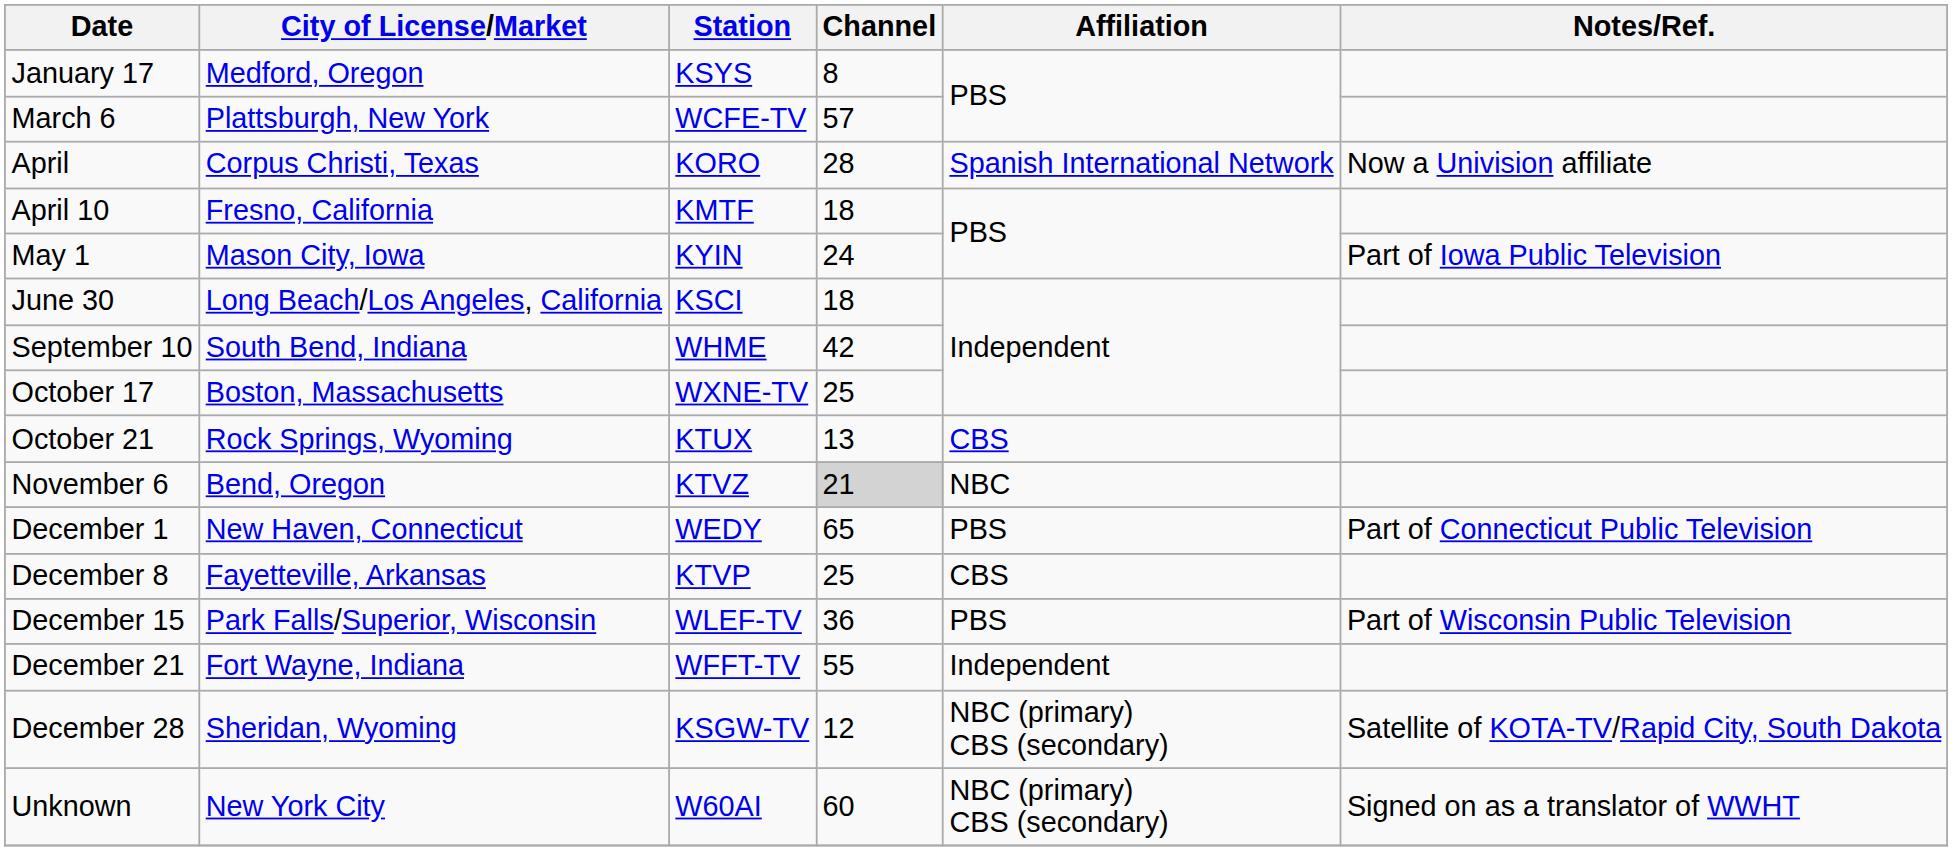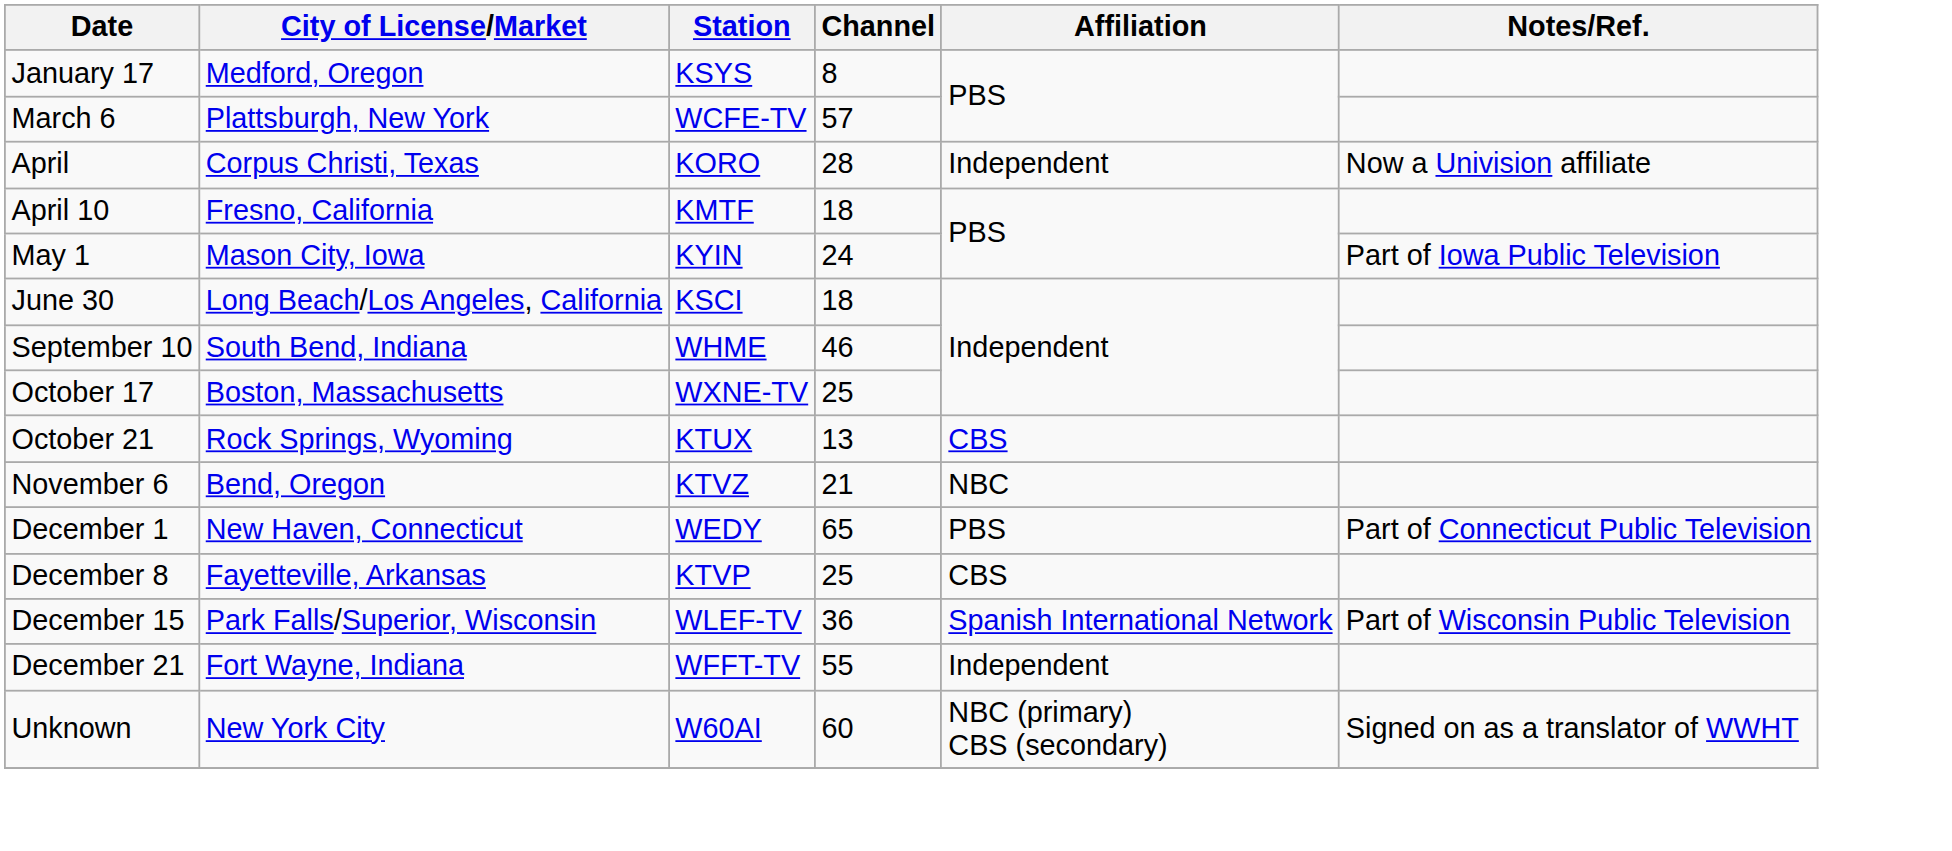(1142, 164) Spanish International Network -> (1028, 164) Independent
(839, 347) 42 -> (837, 347) 46
(839, 484) lightgrey background -> (837, 484) no background
(978, 621) PBS -> (1140, 621) Spanish International Network
- row: (98, 728)
